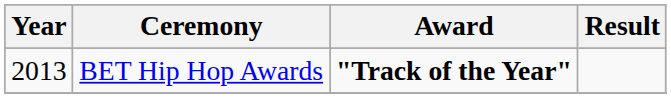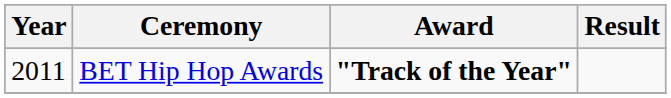(39, 70) 2013 -> (38, 70) 2011
